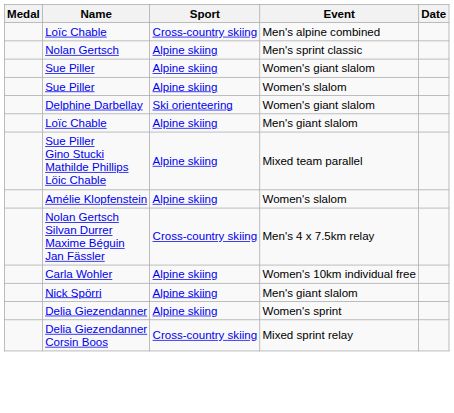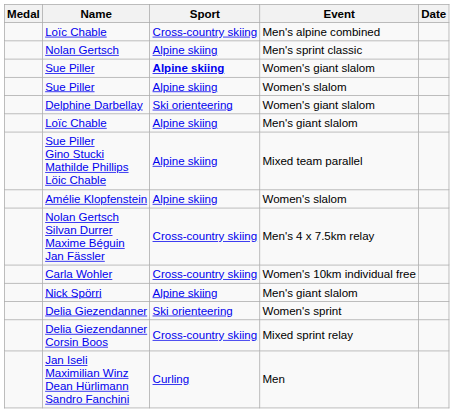(185, 69) normal -> (188, 69) bold
(185, 274) Alpine skiing -> (205, 274) Cross-country skiing
(185, 311) Alpine skiing -> (193, 311) Ski orienteering
+ row: (87, 380)
